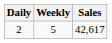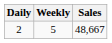(90, 30) 42,617 -> (90, 30) 48,667
